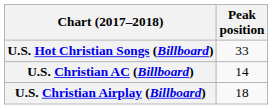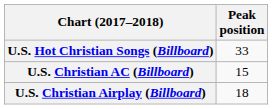(242, 72) 14 -> (242, 72) 15
